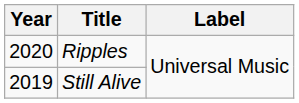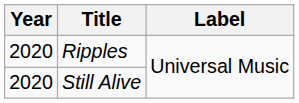(31, 82) 2019 -> (31, 82) 2020
